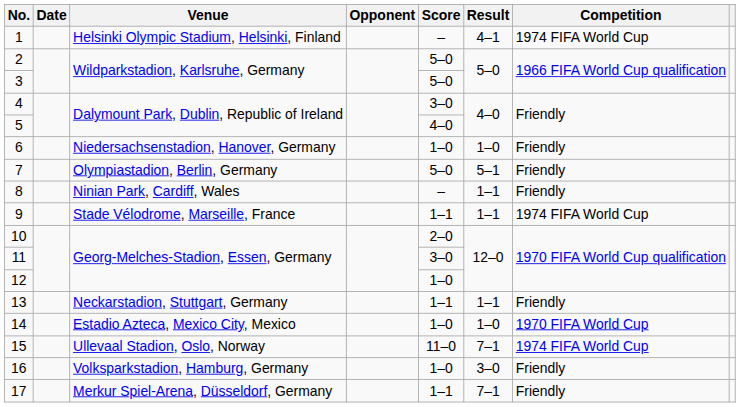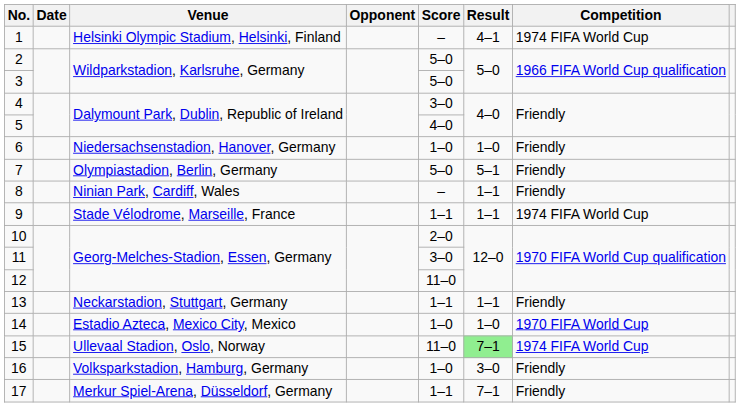(441, 280) 1–0 -> (441, 280) 11–0
(488, 346) no background -> (488, 346) lightgreen background
